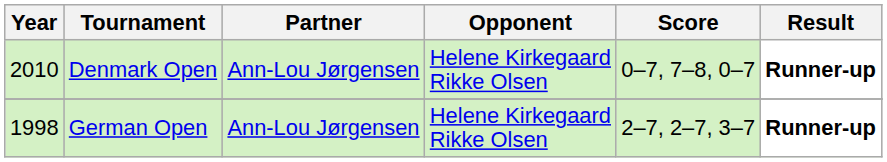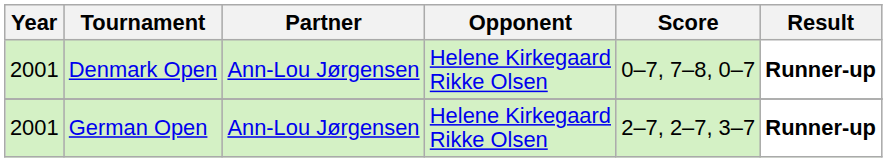(34, 69) 2010 -> (34, 69) 2001
(34, 128) 1998 -> (34, 128) 2001
